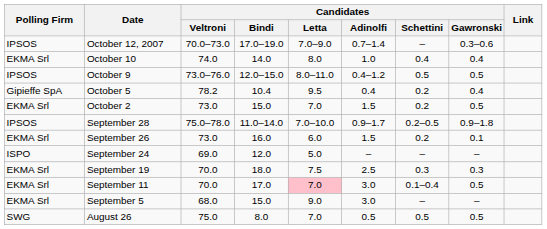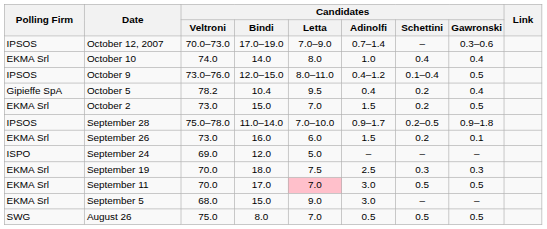(422, 75) 0.5 -> (422, 75) 0.1–0.4
(422, 185) 0.1–0.4 -> (422, 185) 0.5
